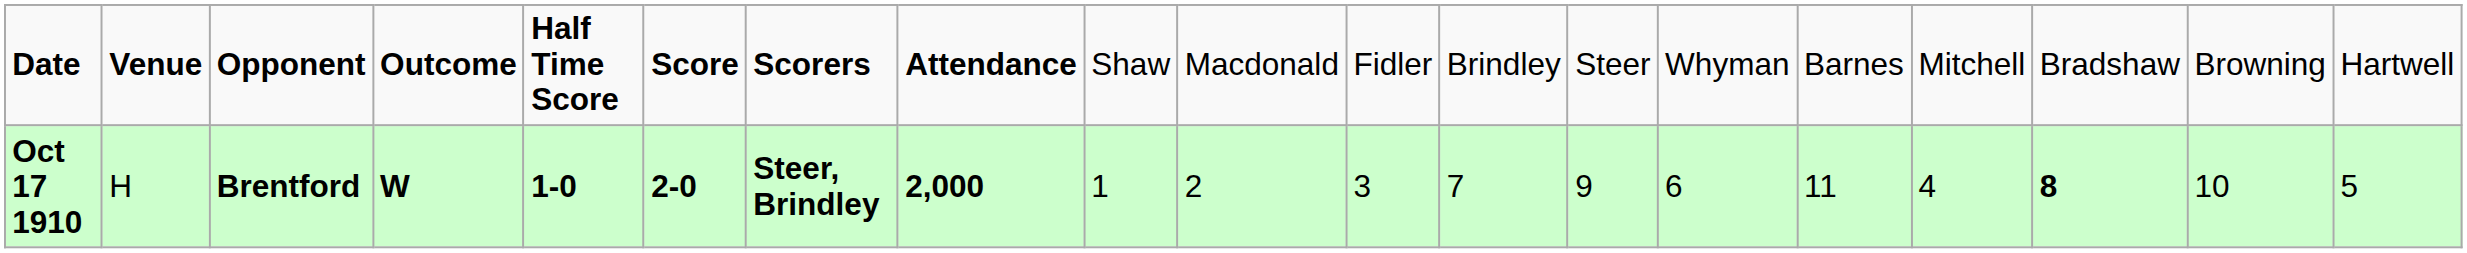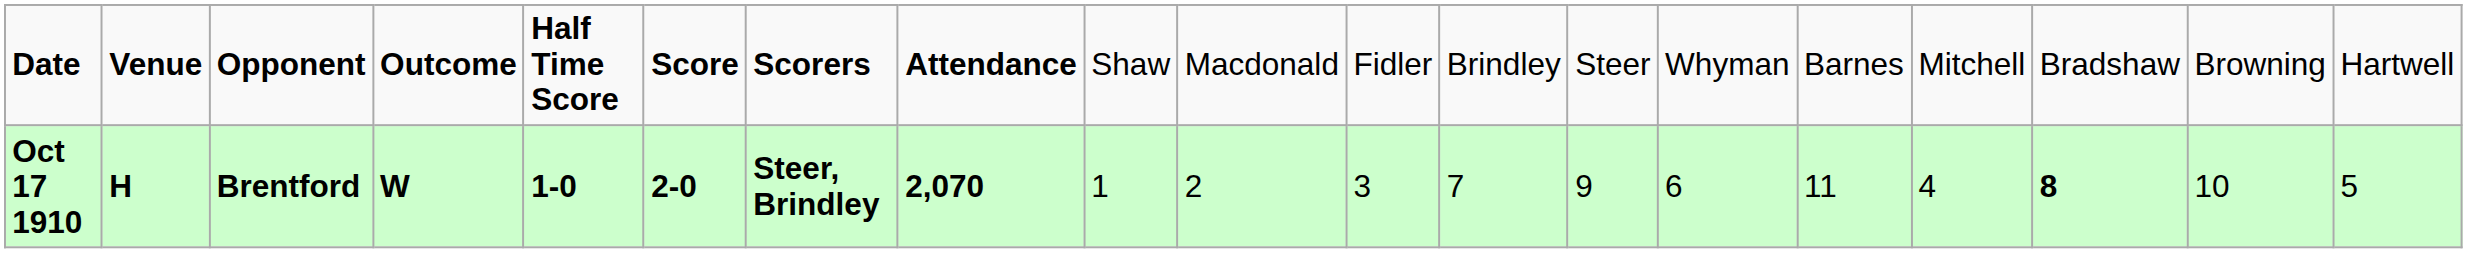(121, 185) normal -> (121, 185) bold
(945, 185) 2,000 -> (945, 185) 2,070
